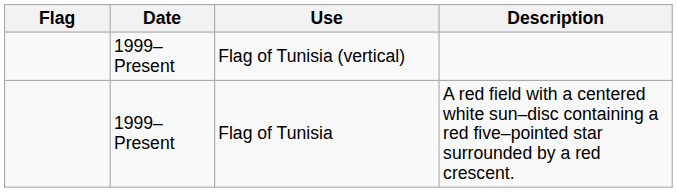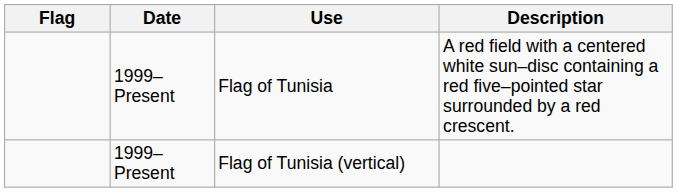rows swapped: (275, 133) <-> (312, 56)
